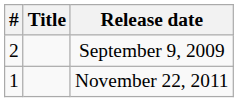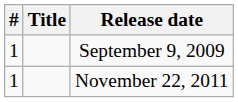(14, 50) 2 -> (14, 50) 1
